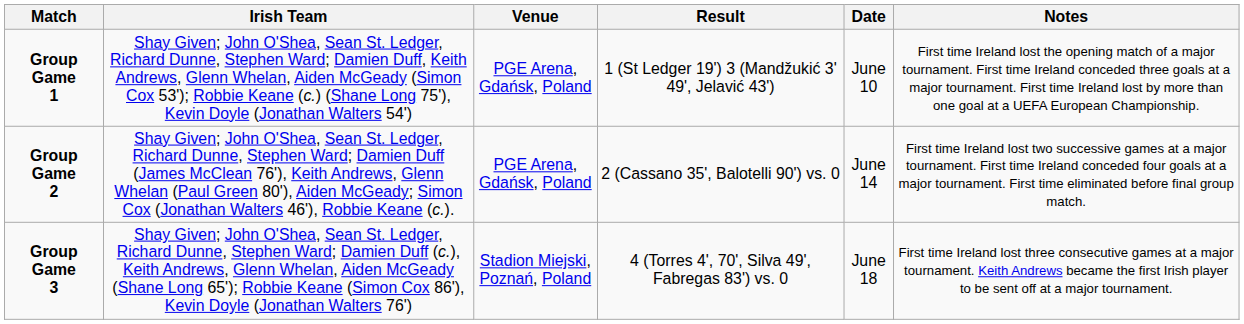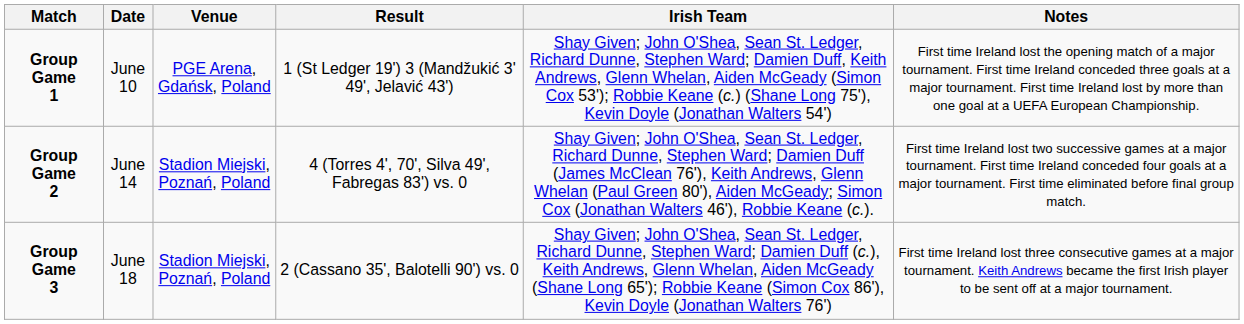columns swapped: (869, 17) <-> (288, 17)
(535, 174) PGE Arena, Gdańsk, Poland -> (214, 174) Stadion Miejski, Poznań, Poland
(720, 174) 2 (Cassano 35', Balotelli 90') vs. 0 -> (400, 174) 4 (Torres 4', 70', Silva 49', Fabregas 83') vs. 0
(720, 270) 4 (Torres 4', 70', Silva 49', Fabregas 83') vs. 0 -> (400, 270) 2 (Cassano 35', Balotelli 90') vs. 0
